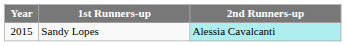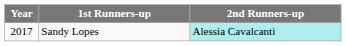(22, 32) 2015 -> (22, 32) 2017
